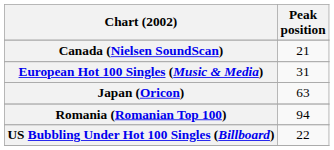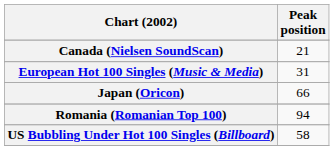(303, 93) 63 -> (303, 93) 66
(303, 135) 22 -> (303, 135) 58
